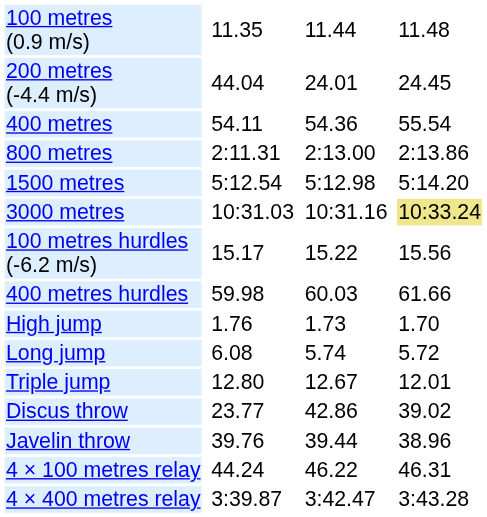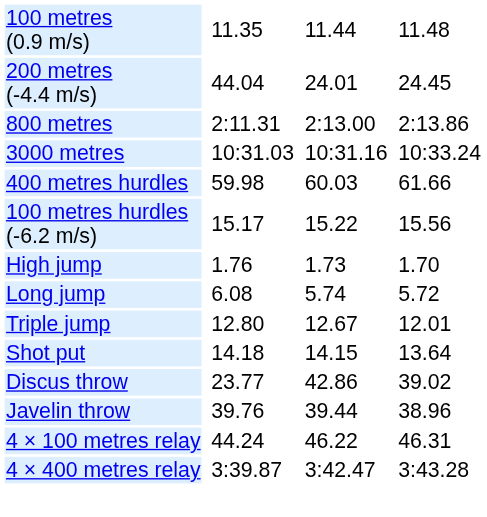- row: (59, 124)
- row: (65, 182)
(440, 211) khaki background -> (440, 153) no background
rows swapped: (97, 253) <-> (97, 294)
+ row: (46, 352)
